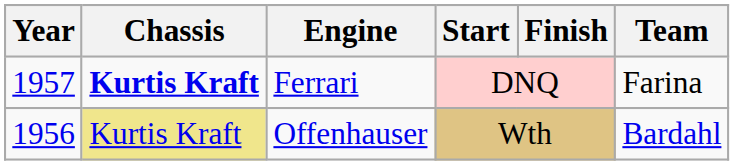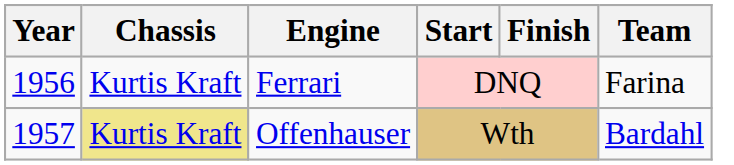(44, 82) 1957 -> (44, 82) 1956
(174, 82) bold -> (165, 82) normal
(44, 133) 1956 -> (44, 133) 1957
